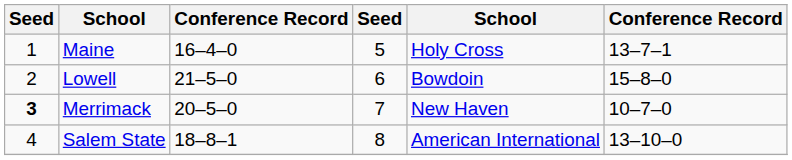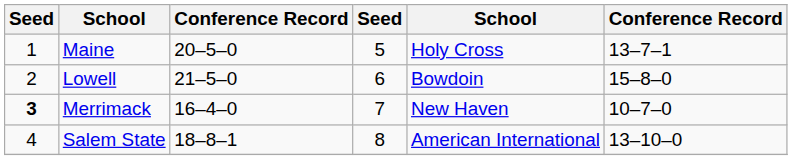(206, 49) 16–4–0 -> (206, 49) 20–5–0
(206, 109) 20–5–0 -> (206, 109) 16–4–0
